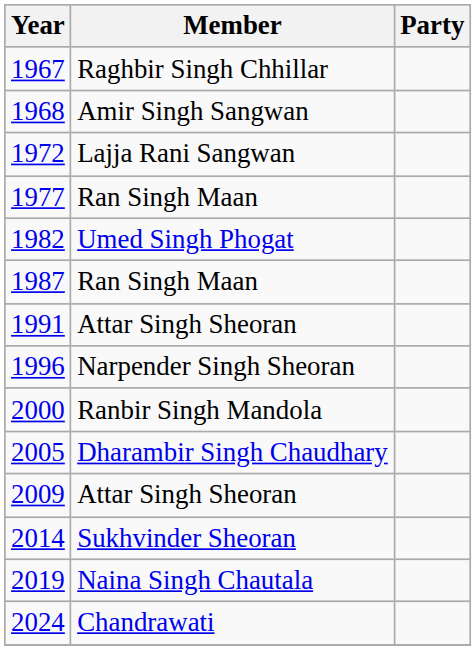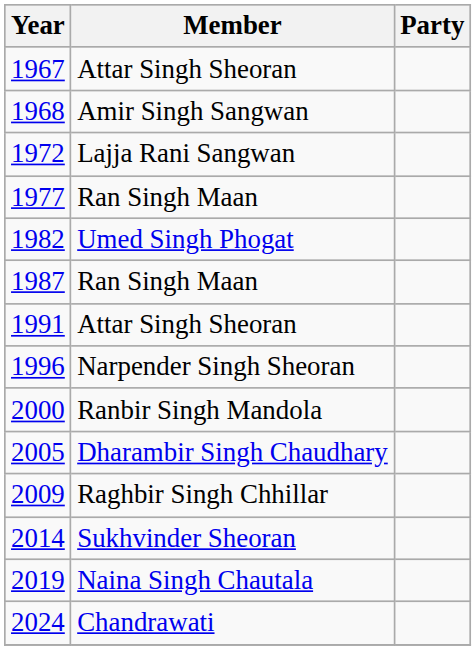(203, 68) Raghbir Singh Chhillar -> (187, 68) Attar Singh Sheoran
(187, 494) Attar Singh Sheoran -> (203, 494) Raghbir Singh Chhillar
